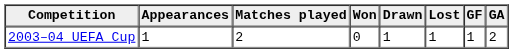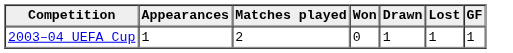- column: (497, 16)
